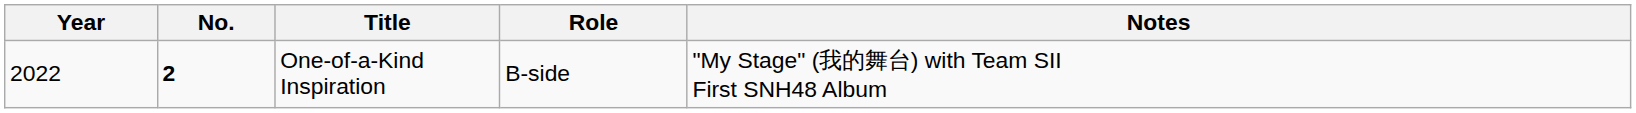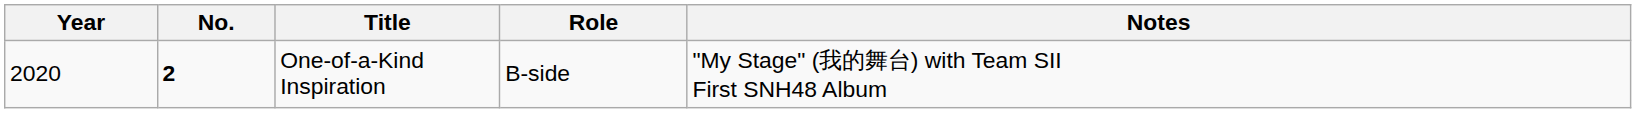(35, 73) 2022 -> (35, 73) 2020
